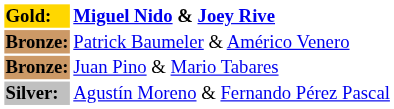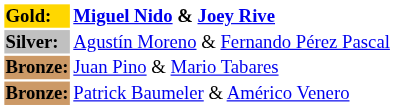rows swapped: (232, 93) <-> (211, 41)
